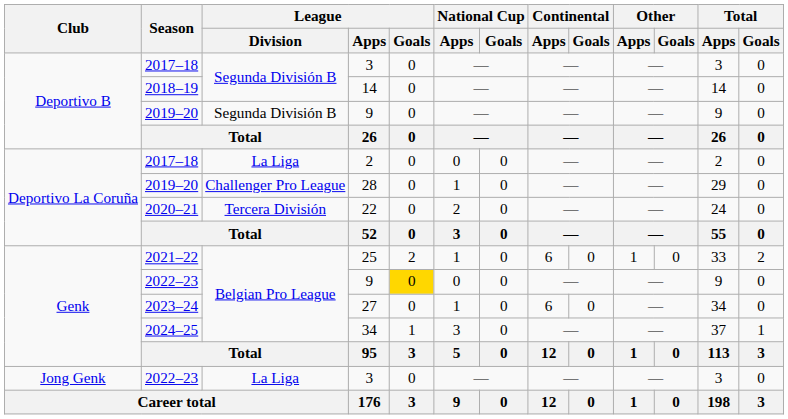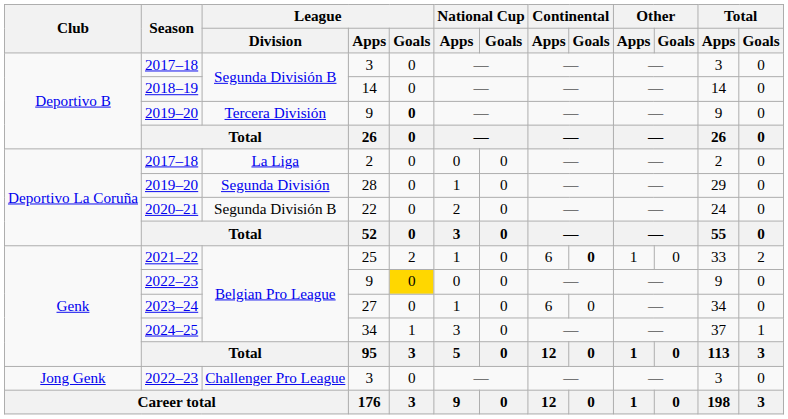(275, 112) Segunda División B -> (275, 112) Tercera División
(412, 112) normal -> (412, 112) bold
(275, 185) Challenger Pro League -> (275, 185) Segunda División
(275, 209) Tercera División -> (275, 209) Segunda División B
(591, 257) normal -> (591, 257) bold
(275, 378) La Liga -> (275, 378) Challenger Pro League
